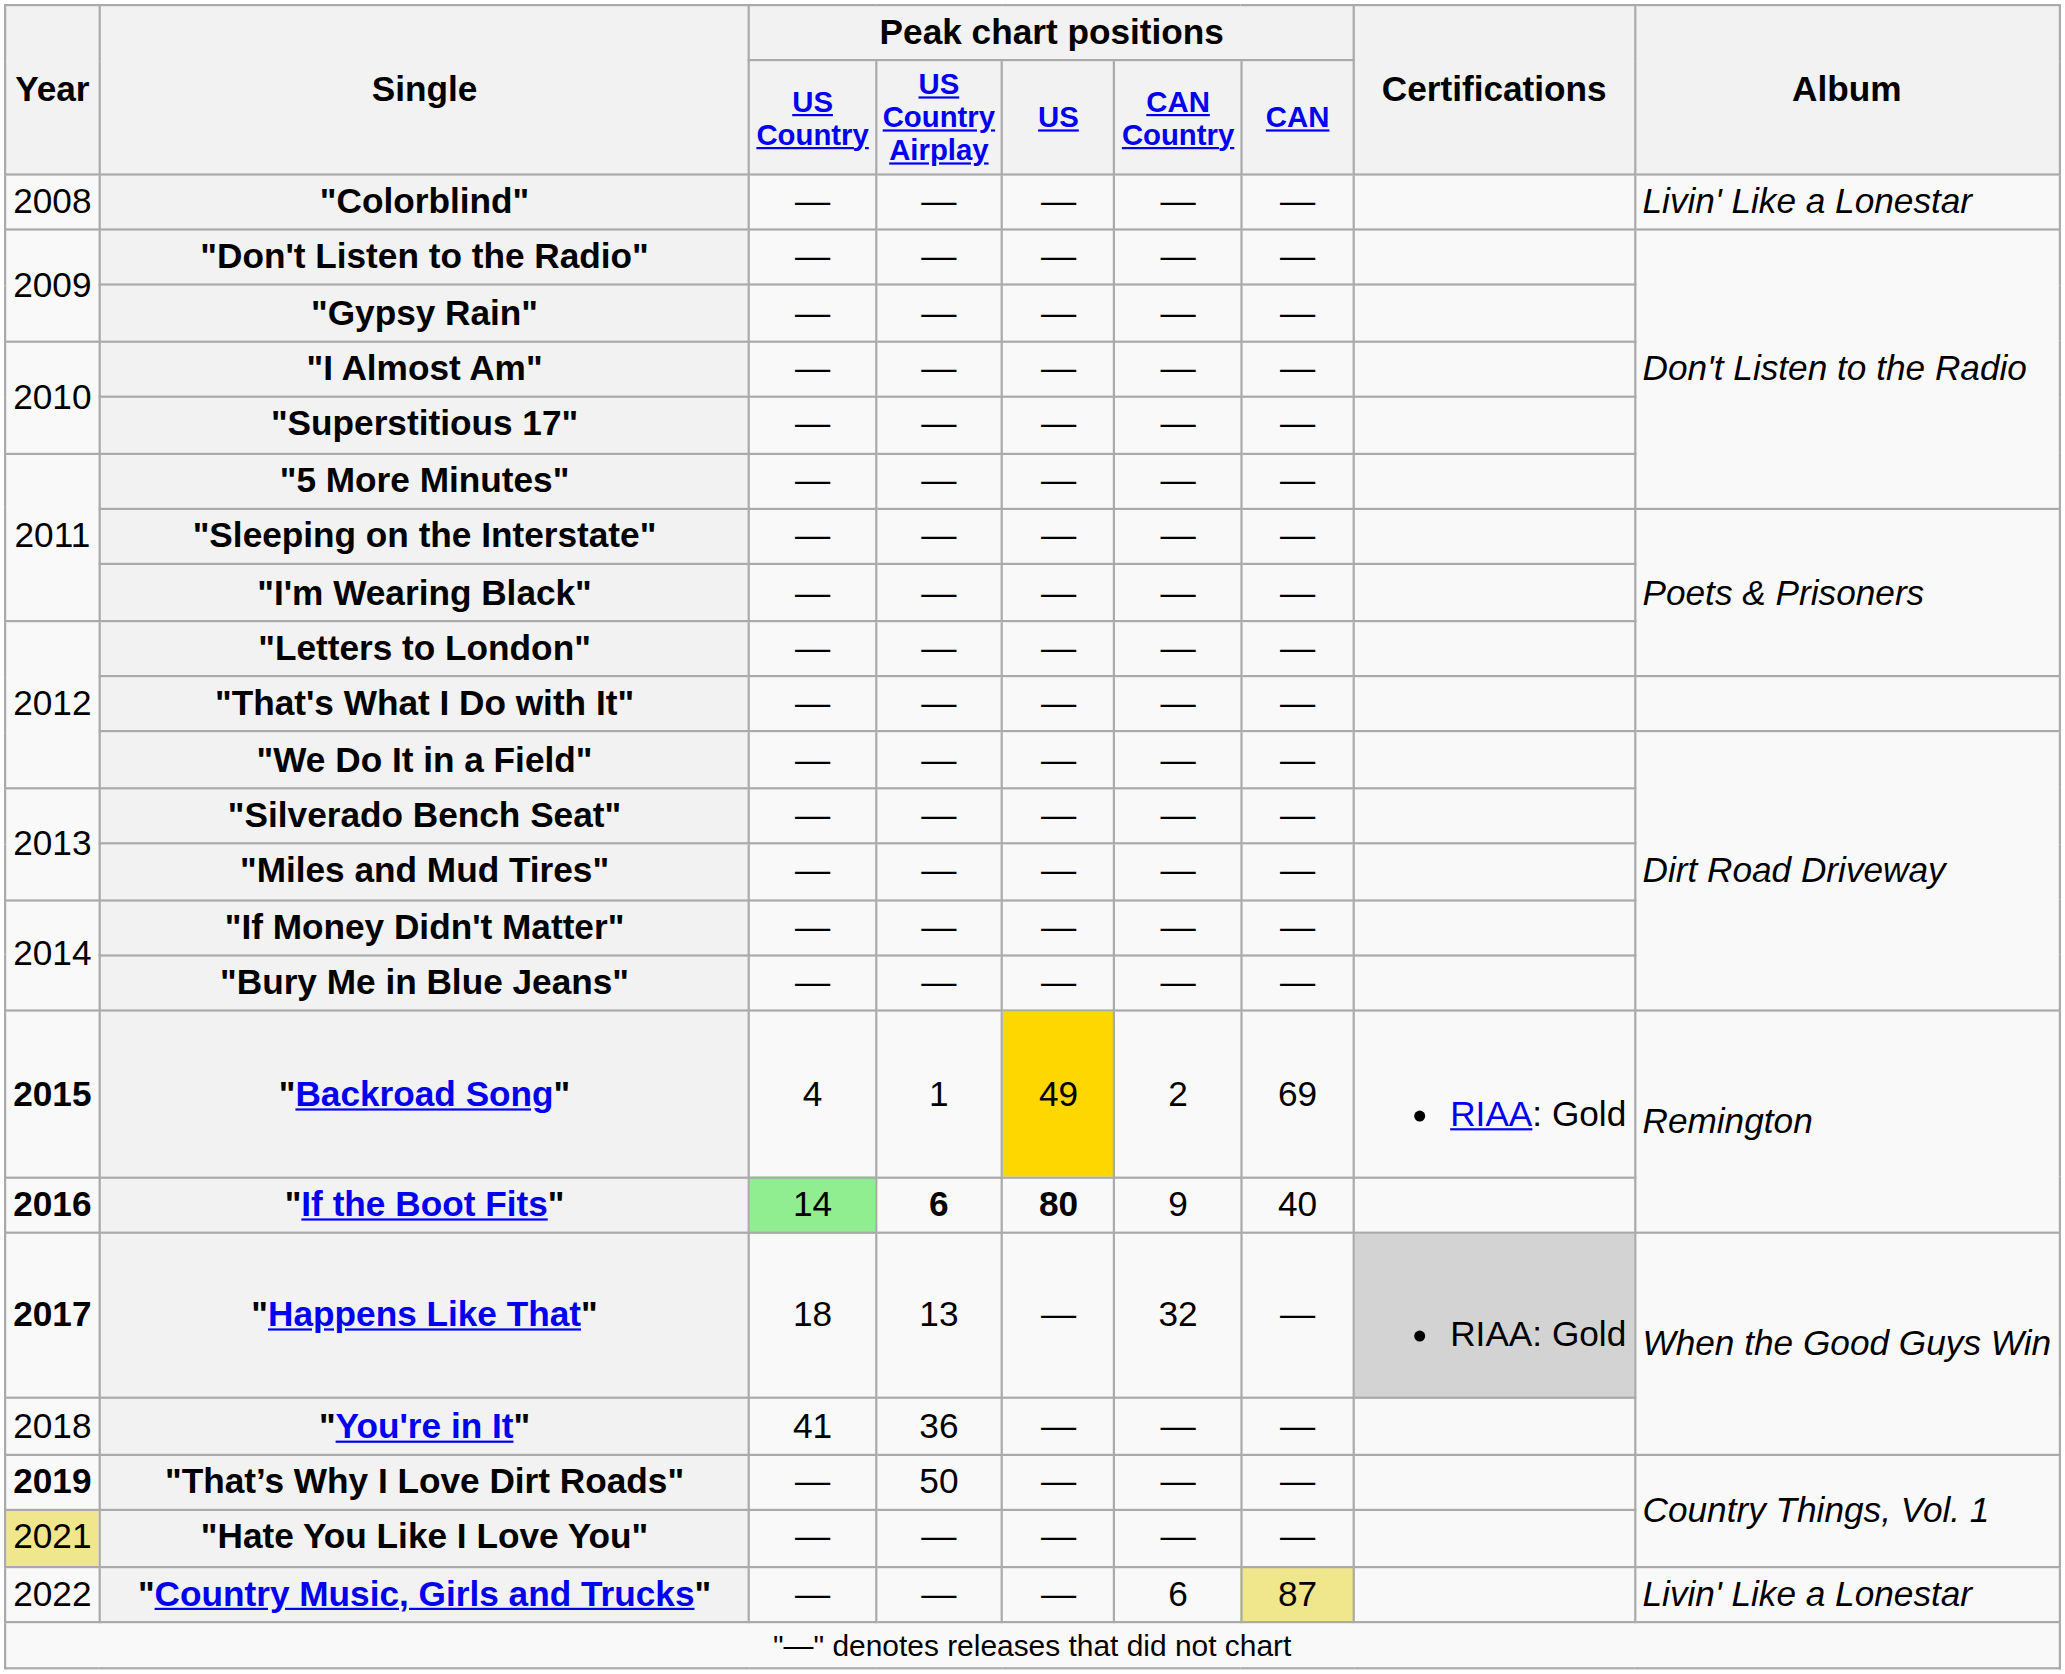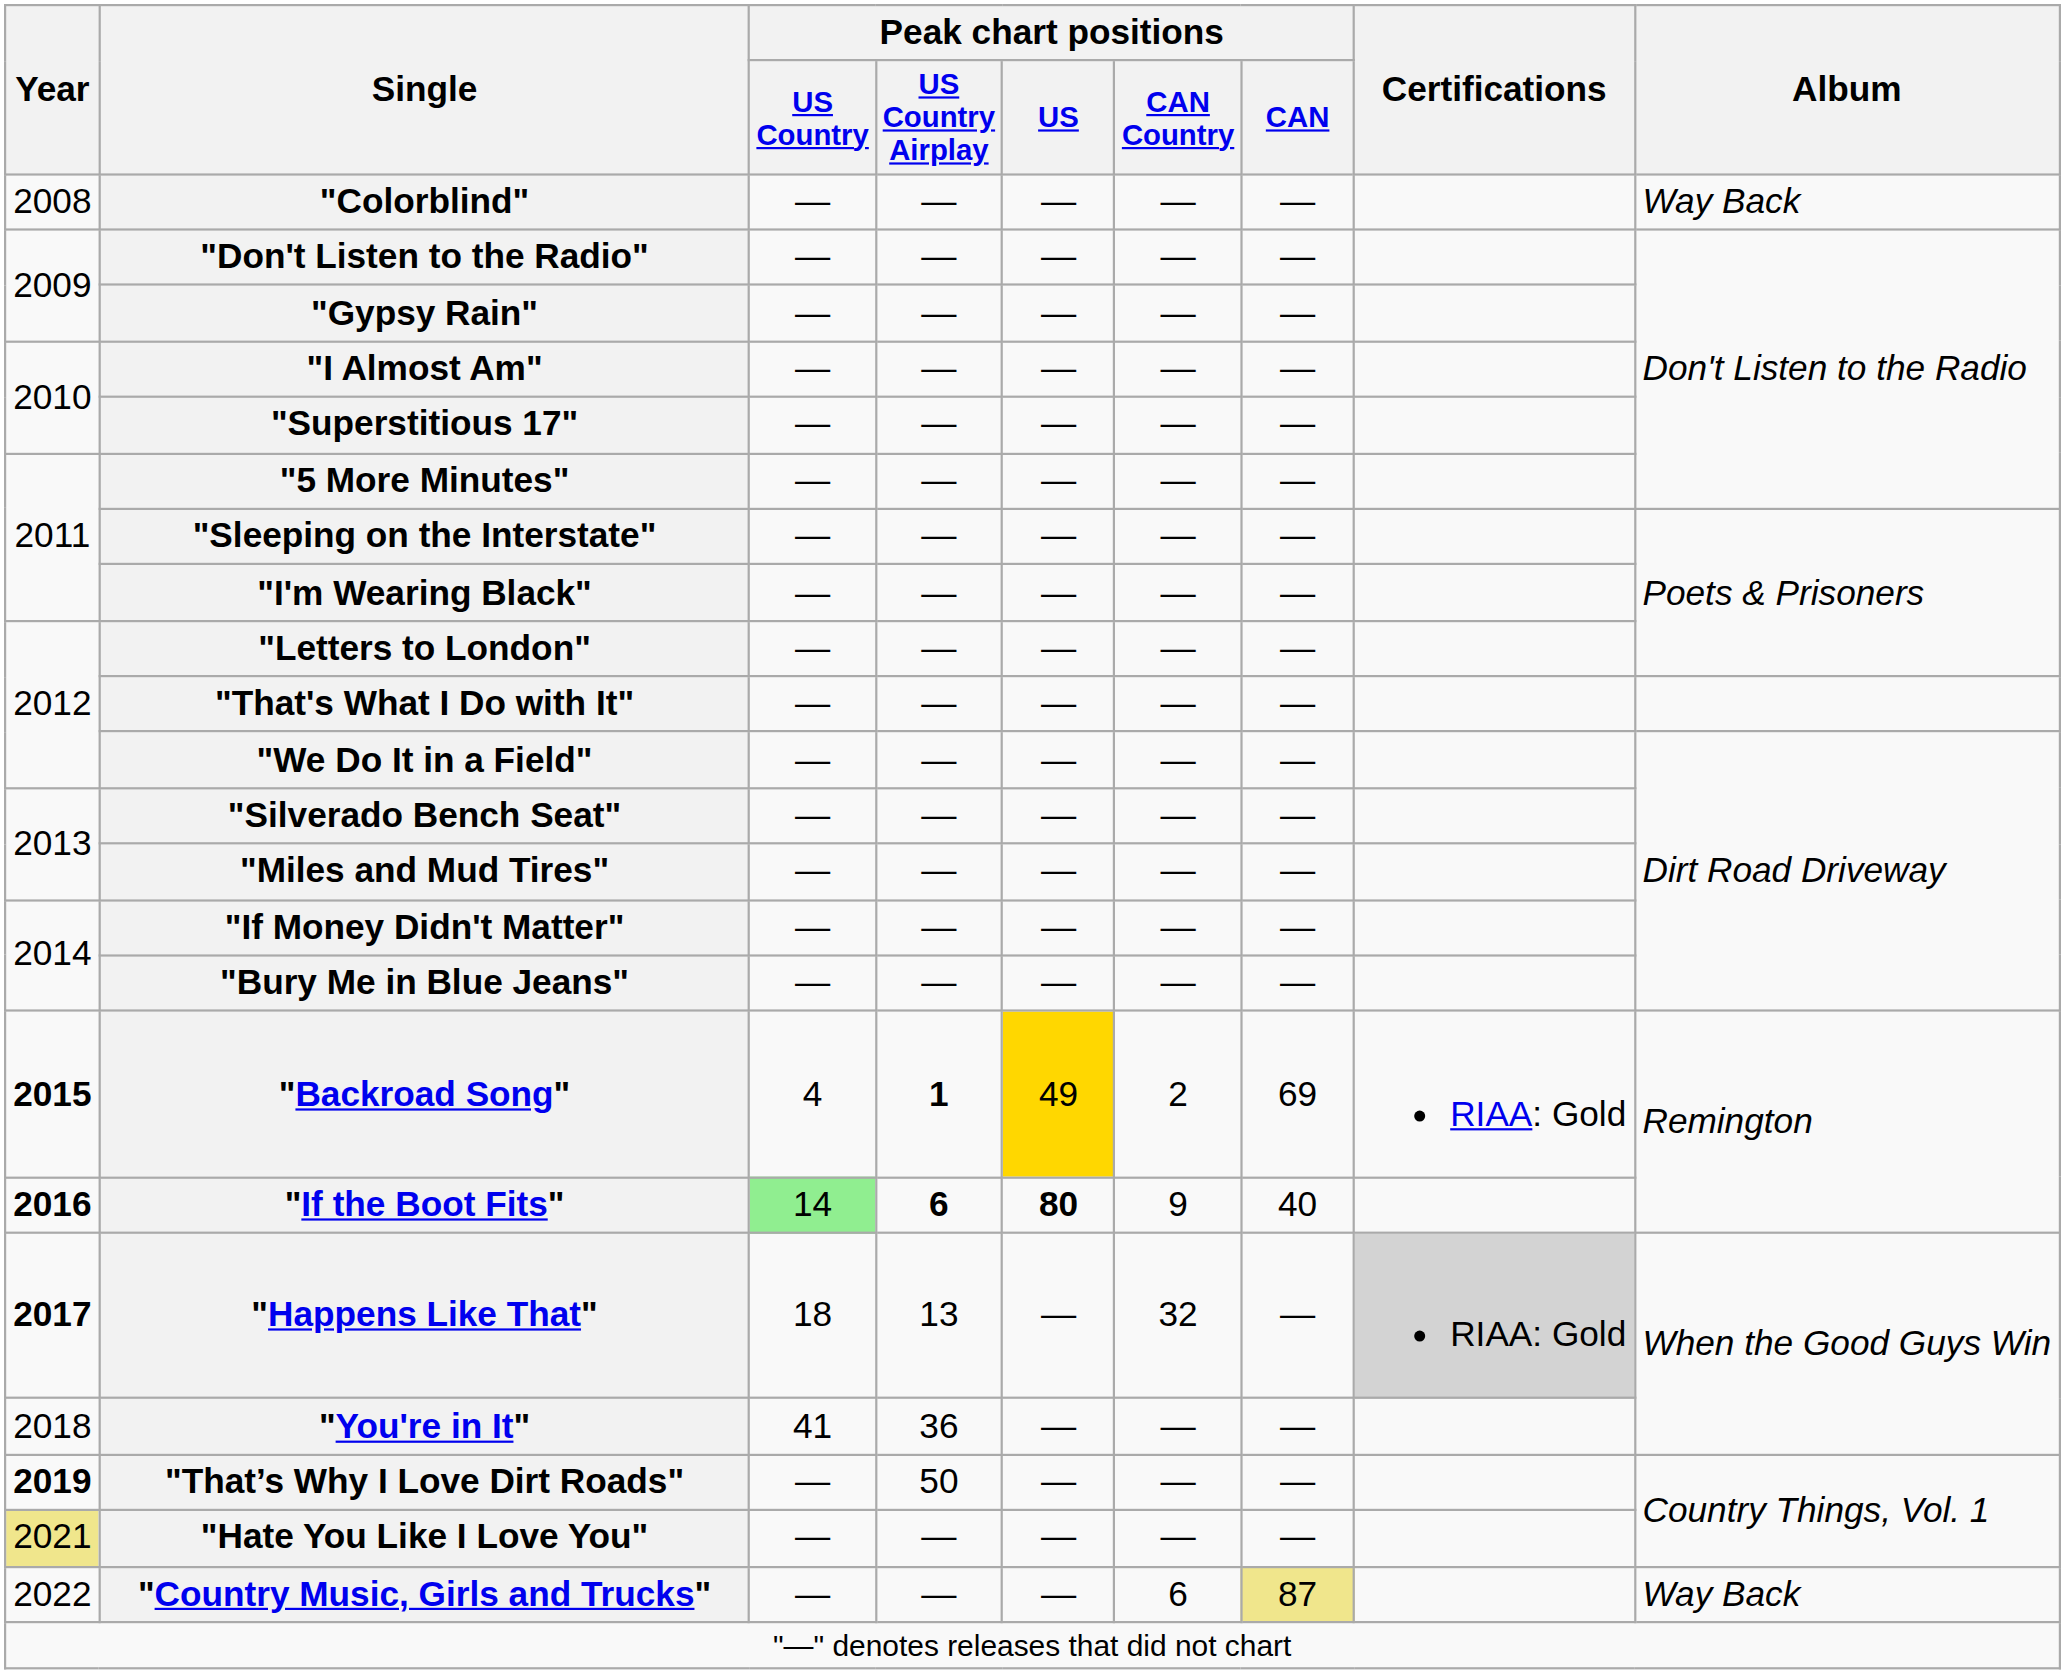(1807, 201) Livin' Like a Lonestar -> (1721, 201) Way Back
(939, 1093) normal -> (939, 1093) bold
(1807, 1593) Livin' Like a Lonestar -> (1721, 1593) Way Back
